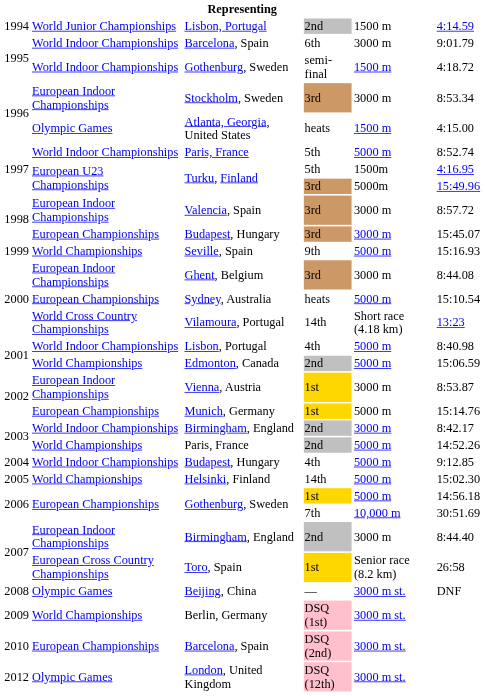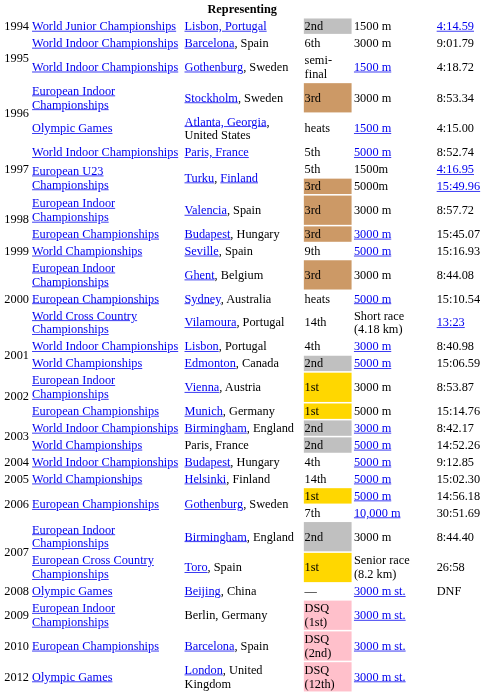(373, 346) 5000 m -> (373, 346) 3000 m
(87, 615) World Championships -> (74, 615) European Indoor Championships
